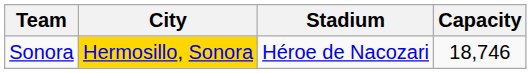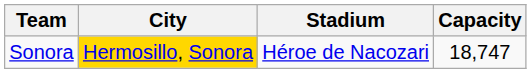(480, 52) 18,746 -> (480, 52) 18,747
